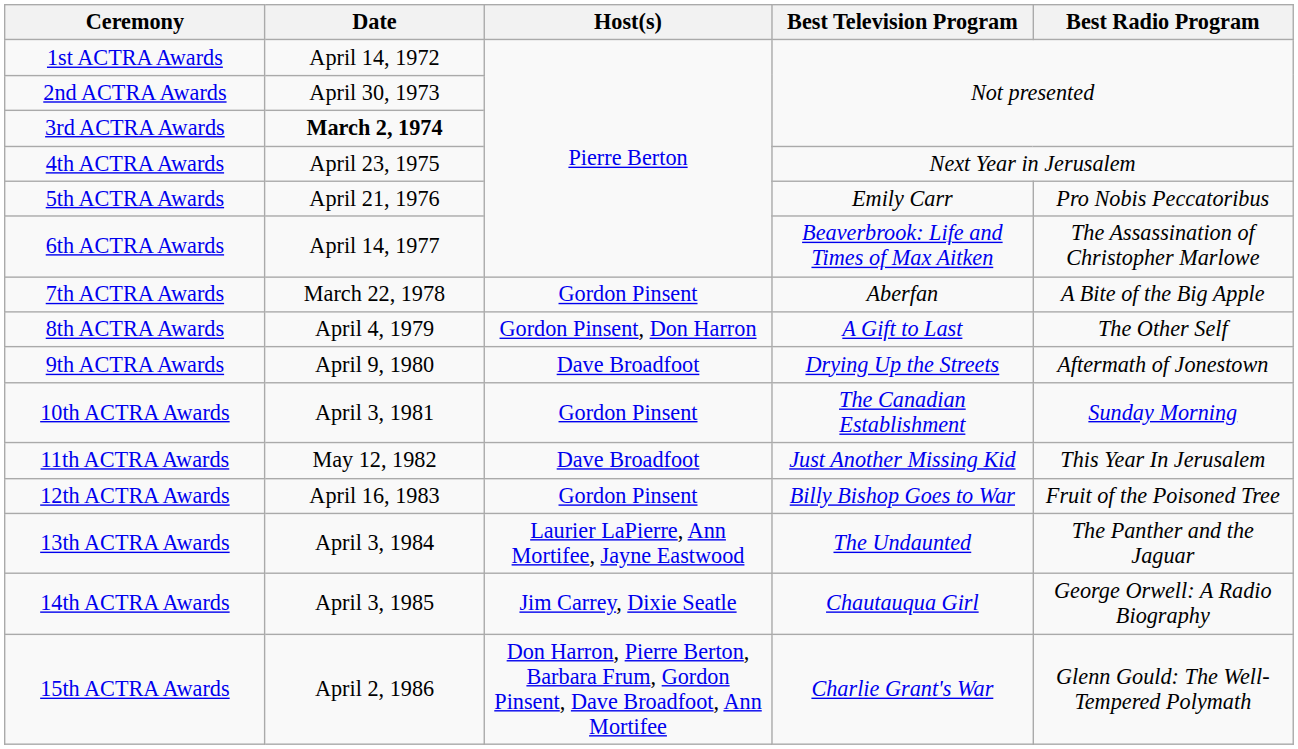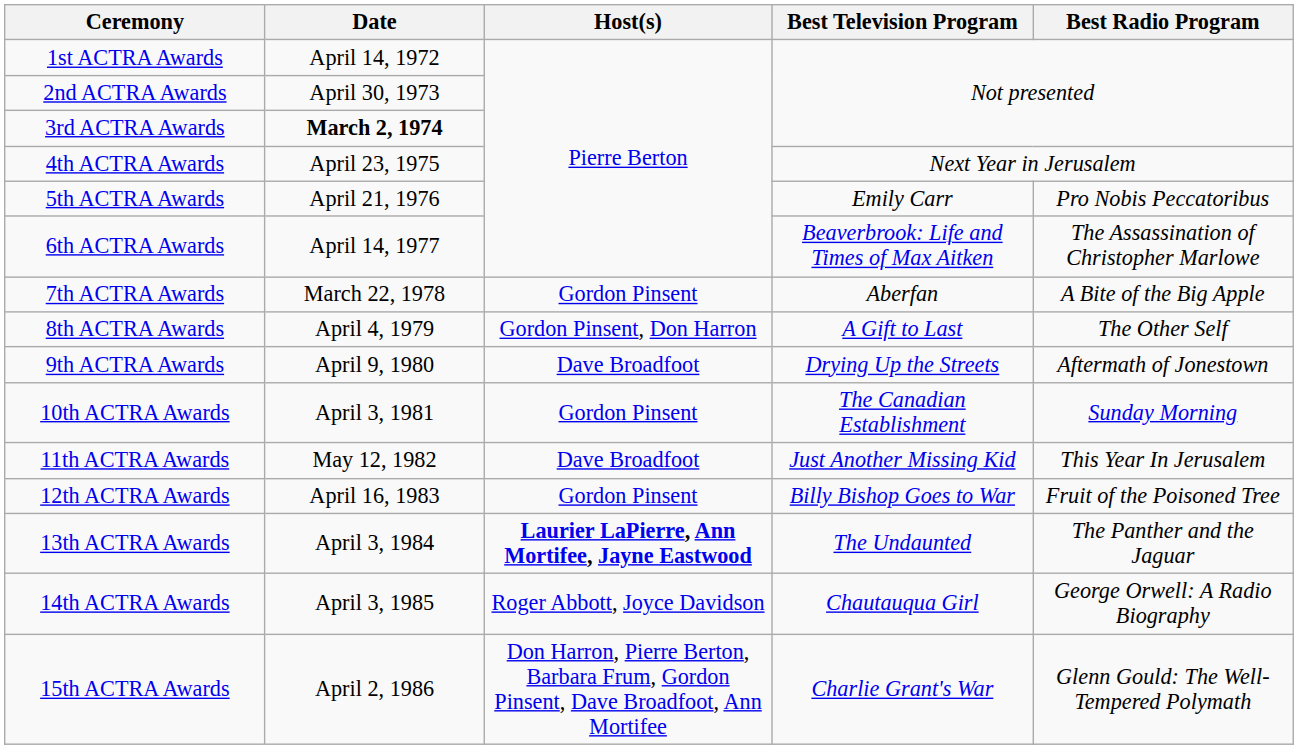(628, 543) normal -> (628, 543) bold
(628, 603) Jim Carrey, Dixie Seatle -> (628, 603) Roger Abbott, Joyce Davidson
